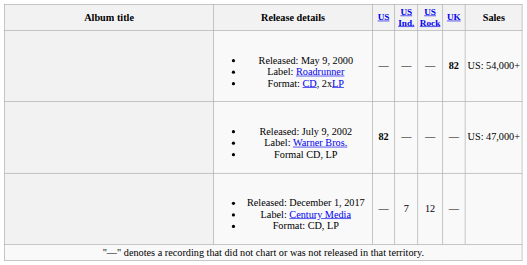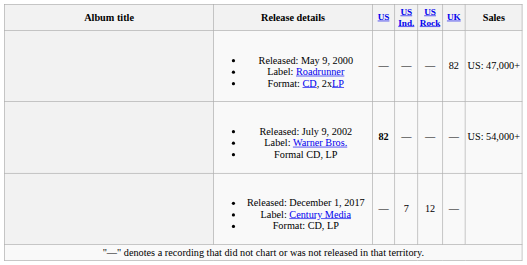(454, 66) bold -> (454, 66) normal
(494, 66) US: 54,000+ -> (494, 66) US: 47,000+
(494, 137) US: 47,000+ -> (494, 137) US: 54,000+
